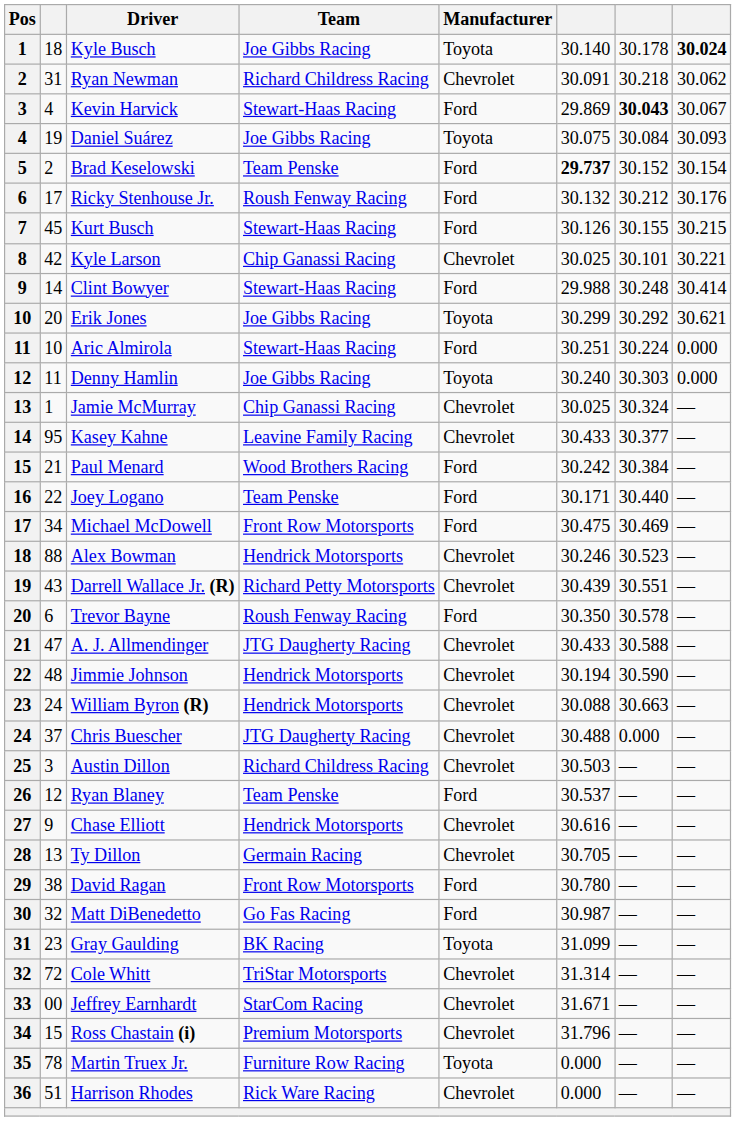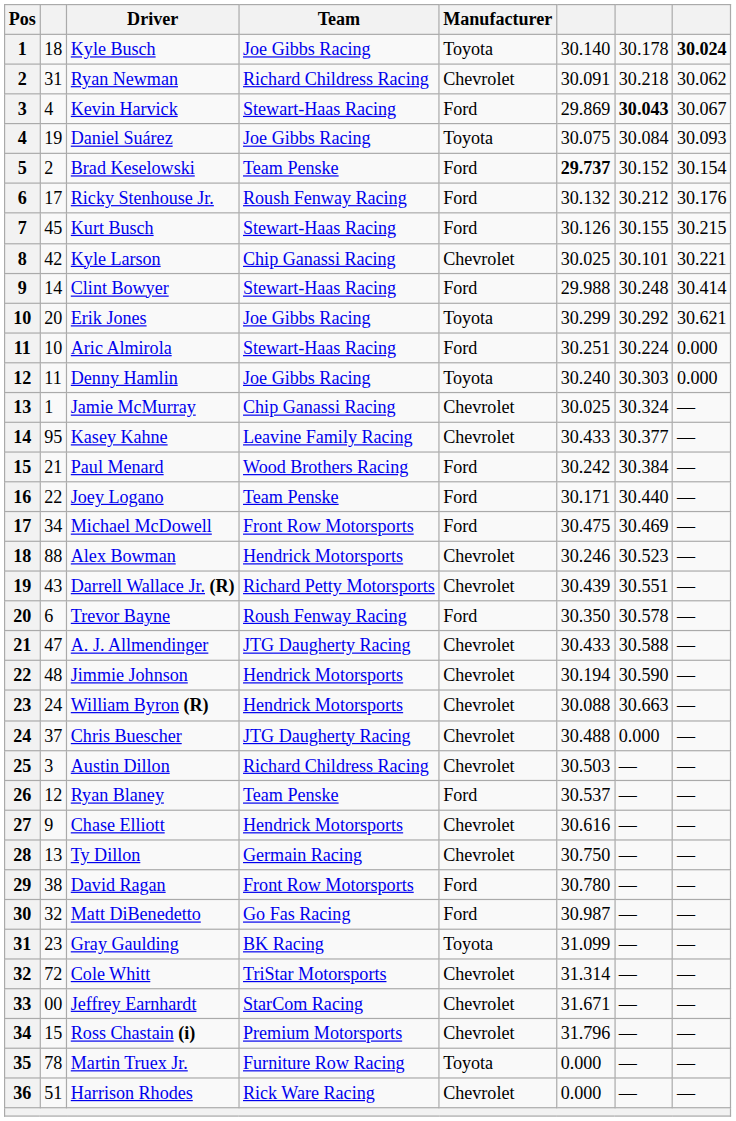(586, 854) 30.705 -> (586, 854) 30.750
